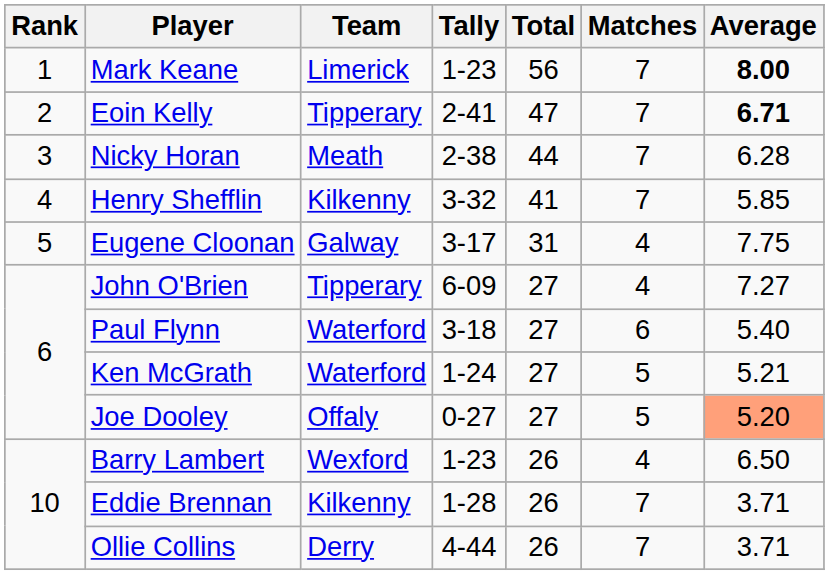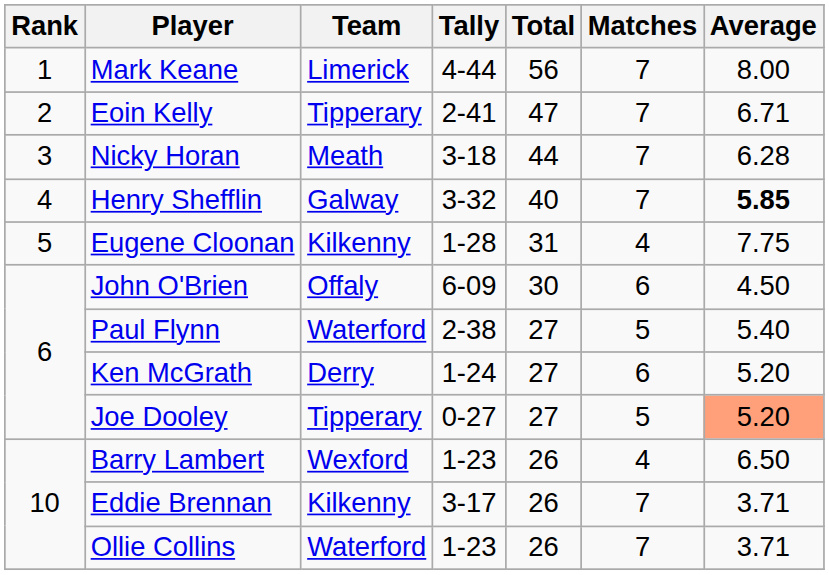(469, 69) 1-23 -> (469, 69) 4-44
(763, 69) bold -> (763, 69) normal
(763, 112) bold -> (763, 112) normal
(469, 156) 2-38 -> (469, 156) 3-18
(359, 199) Kilkenny -> (353, 199) Galway
(543, 199) 41 -> (543, 199) 40
(763, 199) normal -> (763, 199) bold
(353, 243) Galway -> (359, 243) Kilkenny
(469, 243) 3-17 -> (469, 243) 1-28
(364, 286) Tipperary -> (343, 286) Offaly
(543, 286) 27 -> (543, 286) 30
(642, 286) 4 -> (642, 286) 6
(763, 286) 7.27 -> (763, 286) 4.50
(469, 329) 3-18 -> (469, 329) 2-38
(642, 329) 6 -> (642, 329) 5
(367, 373) Waterford -> (341, 373) Derry
(642, 373) 5 -> (642, 373) 6
(763, 373) 5.21 -> (763, 373) 5.20
(343, 416) Offaly -> (364, 416) Tipperary
(469, 503) 1-28 -> (469, 503) 3-17
(341, 546) Derry -> (367, 546) Waterford
(469, 546) 4-44 -> (469, 546) 1-23
